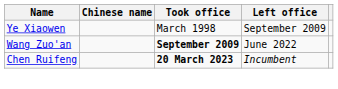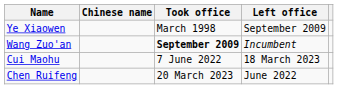(270, 44) June 2022 -> (270, 44) Incumbent
+ row: (33, 60)
(195, 60) bold -> (195, 76) normal
(270, 60) Incumbent -> (270, 76) June 2022
